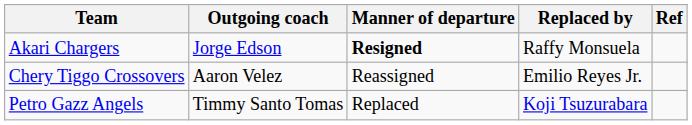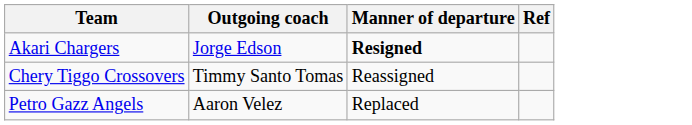- column: (585, 18)
(238, 76) Aaron Velez -> (268, 76) Timmy Santo Tomas
(268, 104) Timmy Santo Tomas -> (238, 104) Aaron Velez
